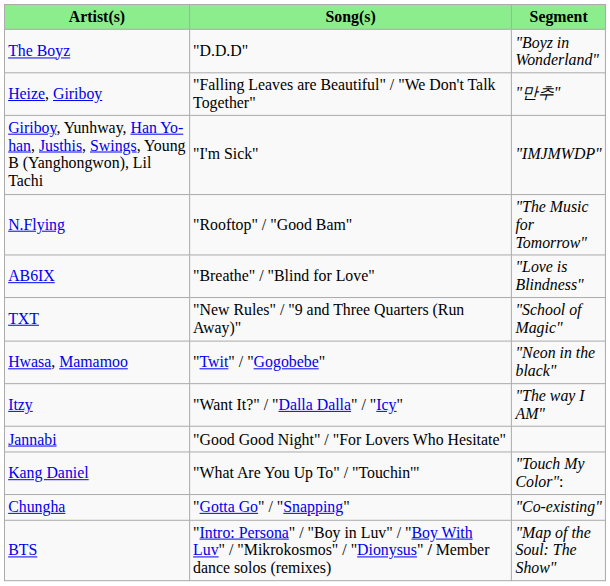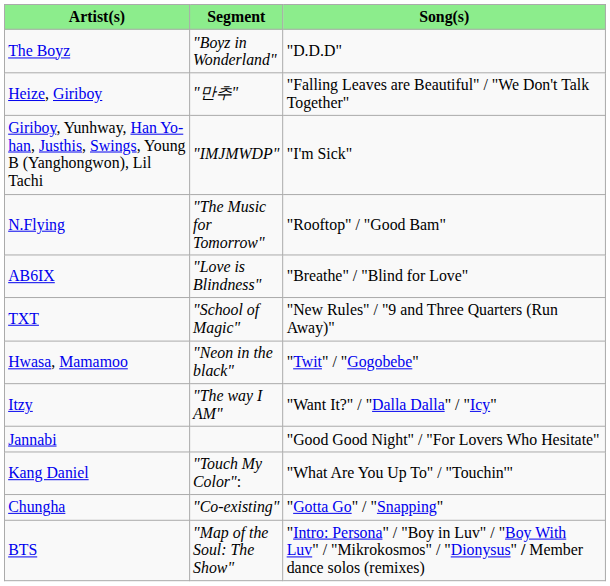columns swapped: (351, 17) <-> (559, 17)
